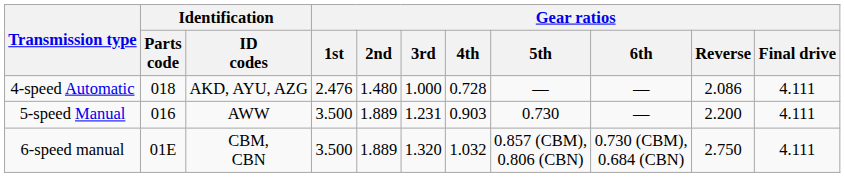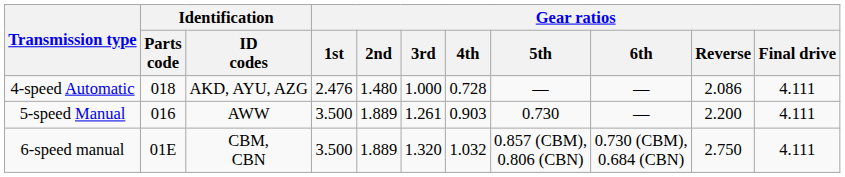(423, 114) 1.231 -> (423, 114) 1.261
